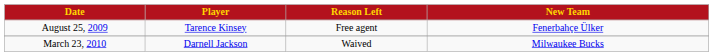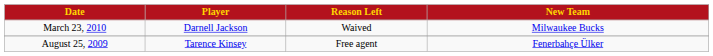rows swapped: (75, 28) <-> (75, 43)
